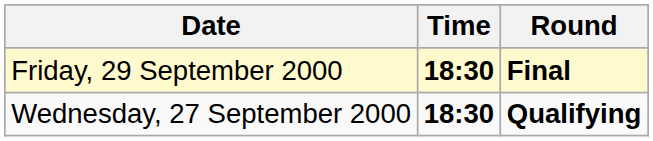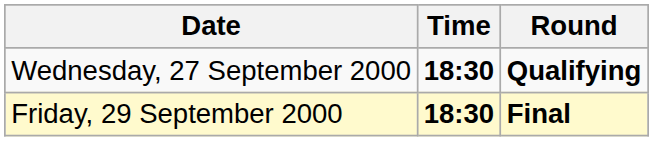rows swapped: (211, 113) <-> (177, 69)
